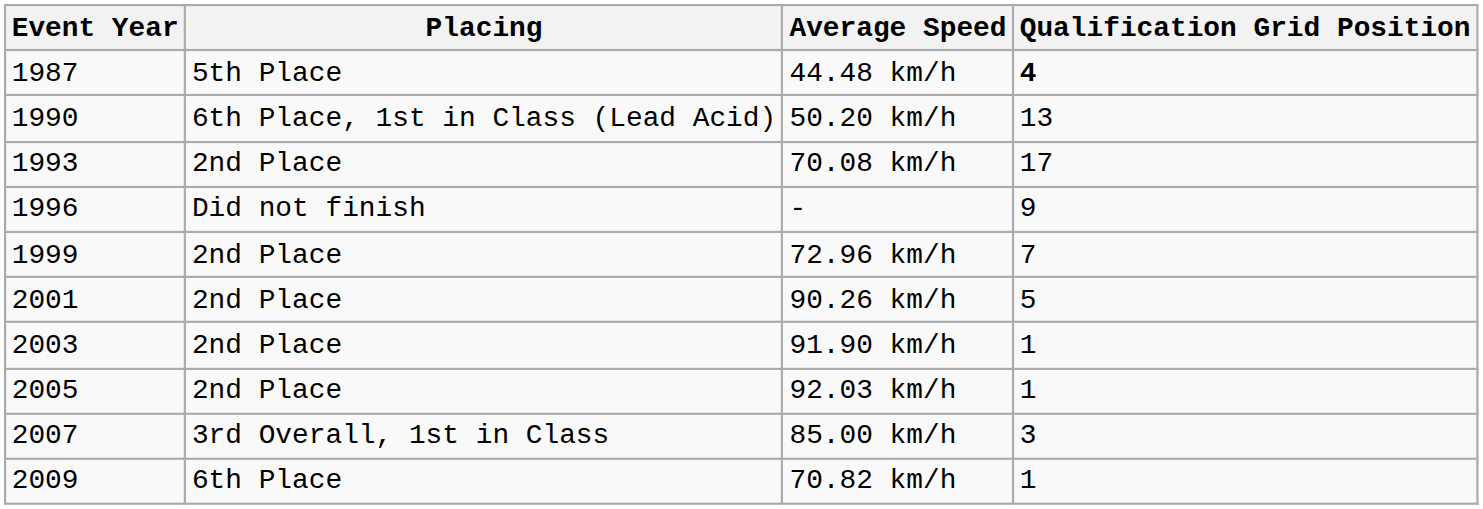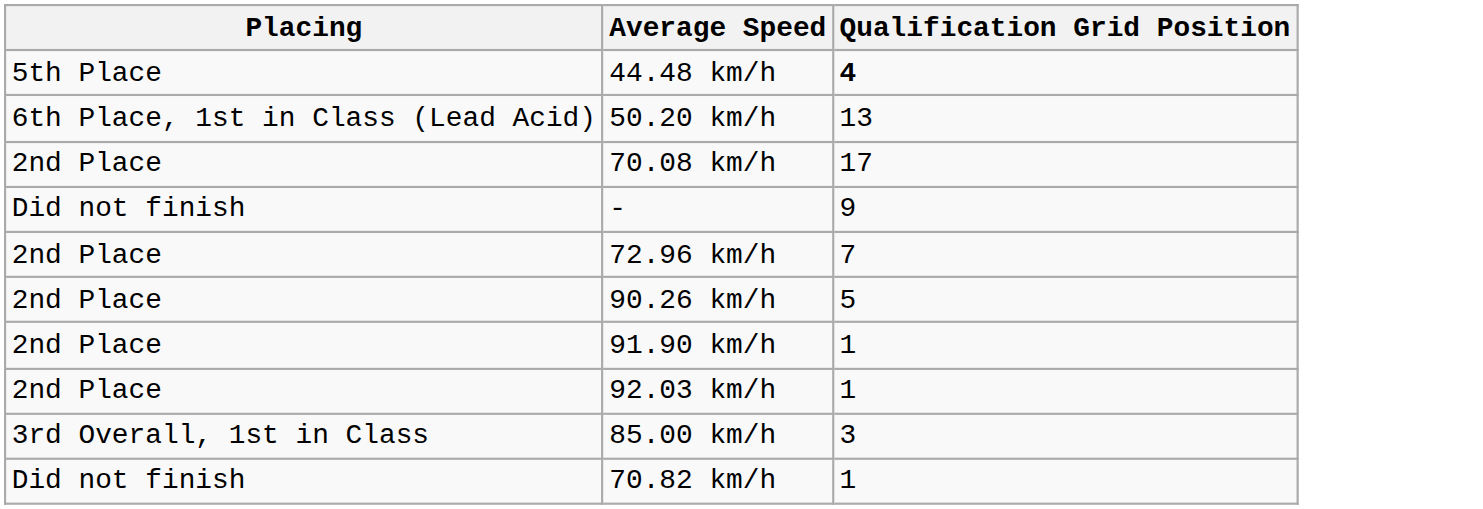- column: (95, 28)
(267, 481) 6th Place -> (129, 481) Did not finish
